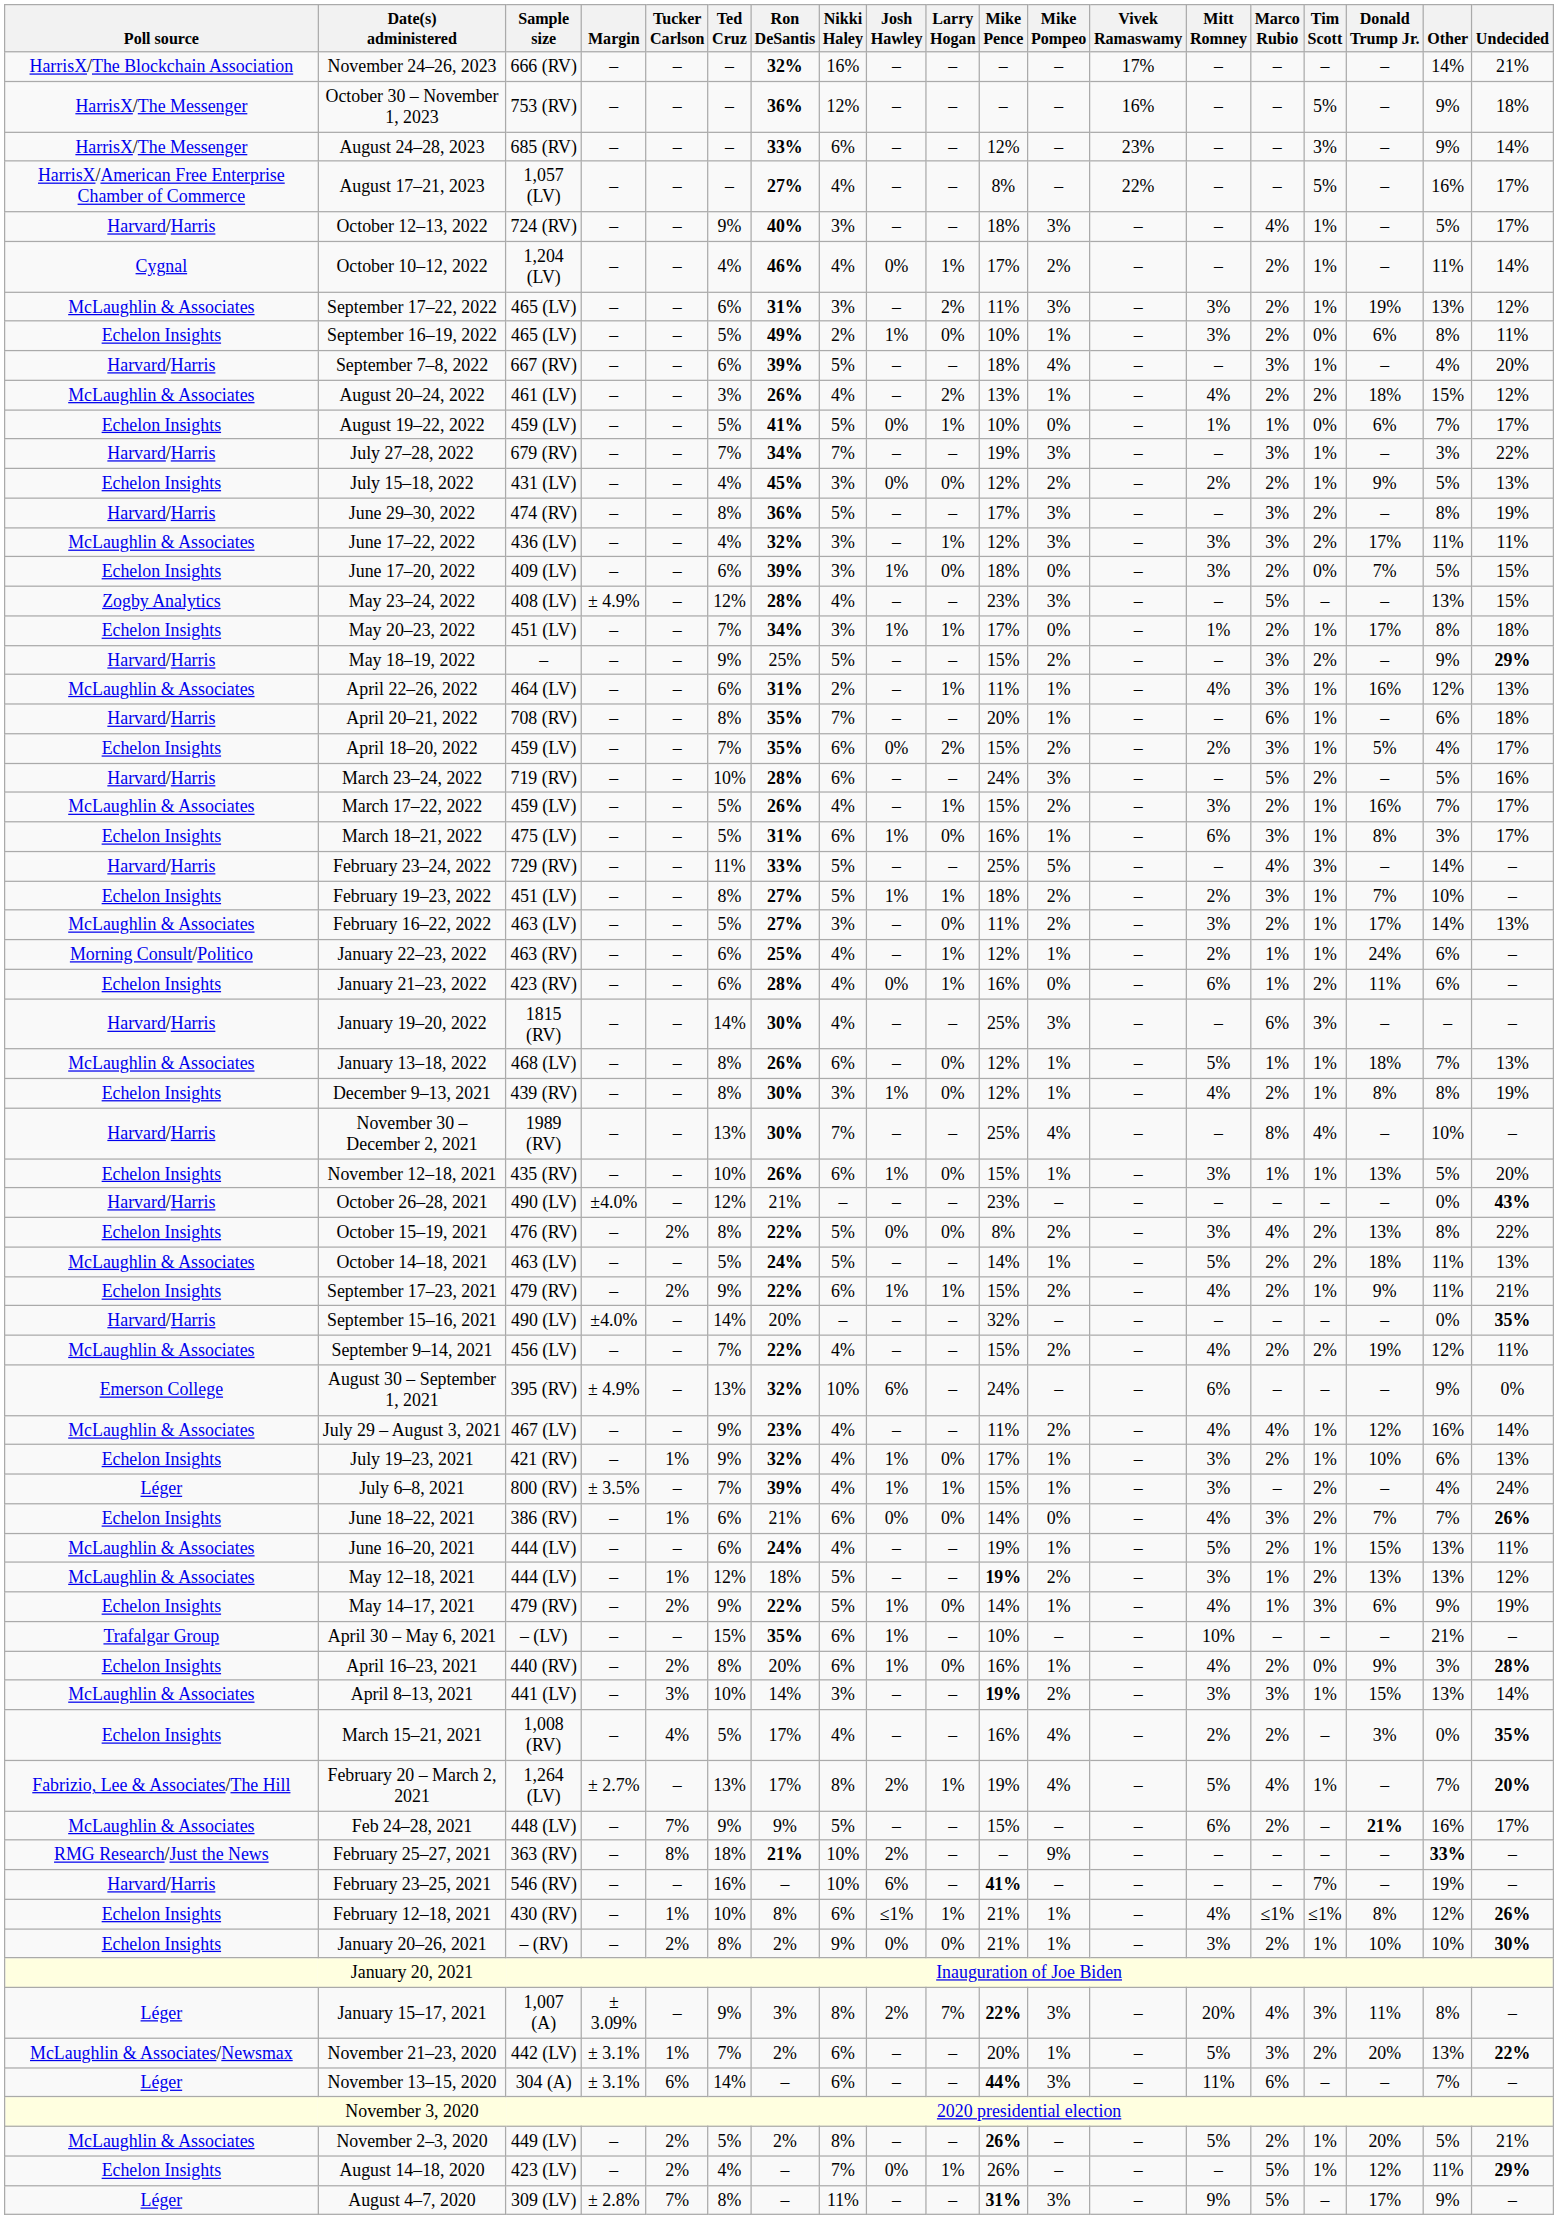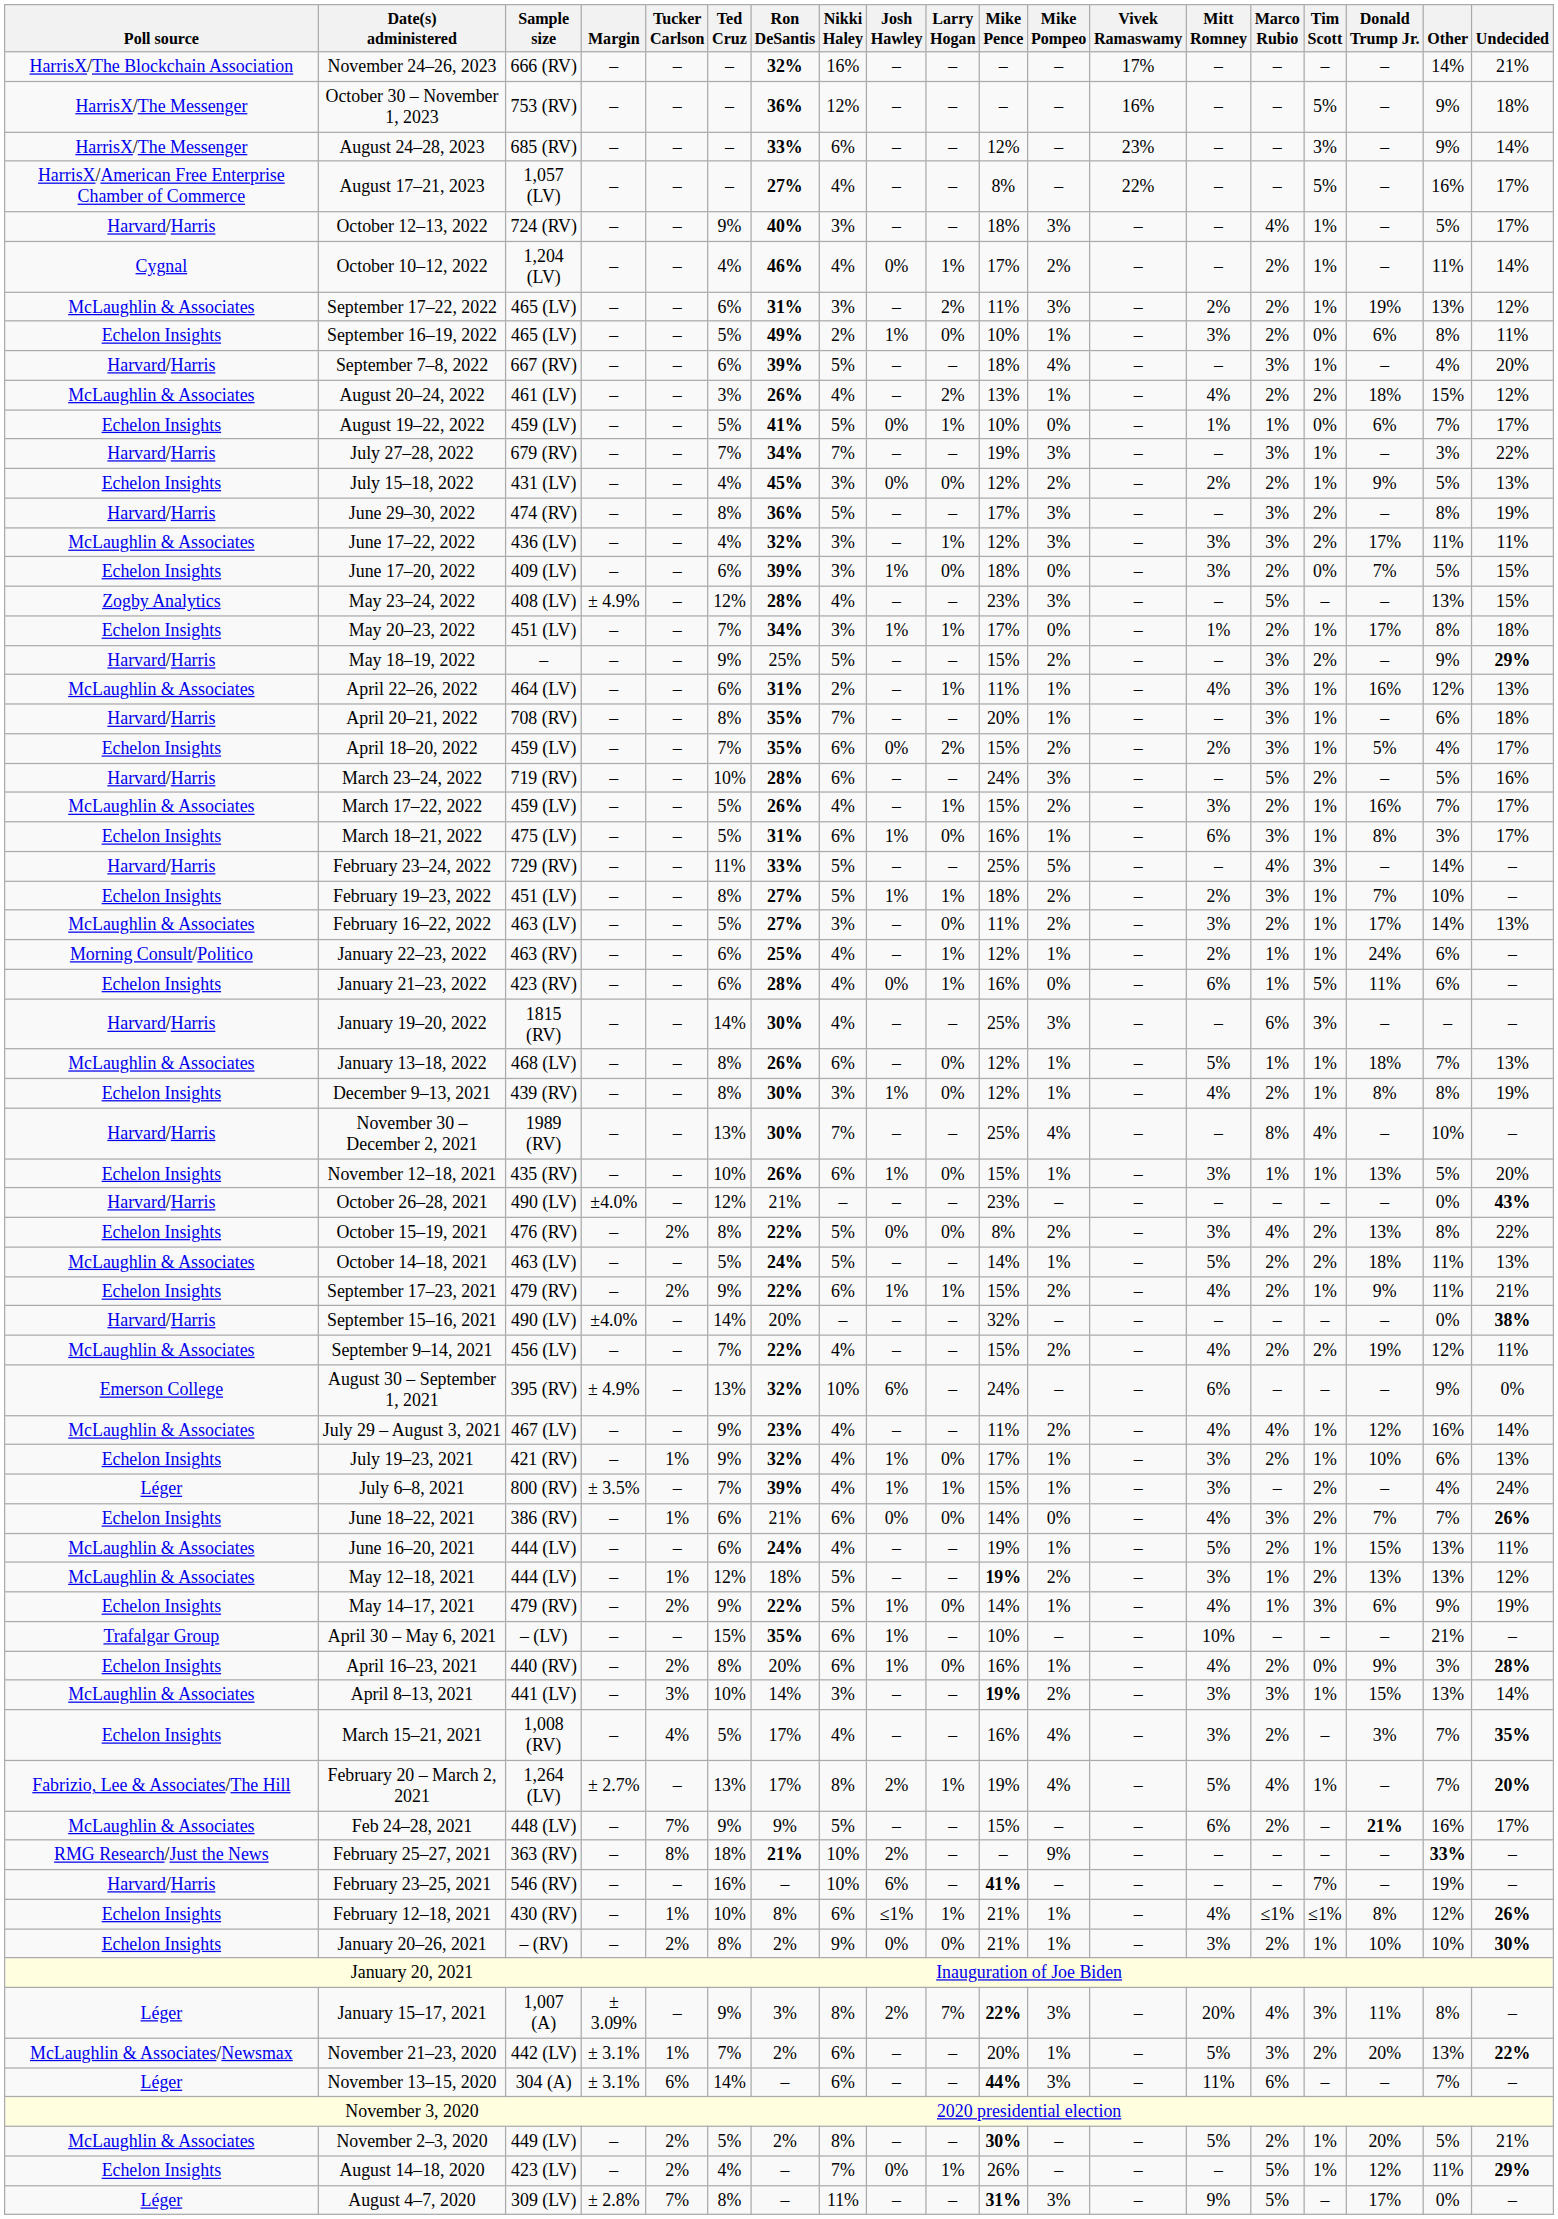(1218, 306) 3% -> (1218, 306) 2%
(1277, 719) 6% -> (1277, 719) 3%
(1325, 984) 2% -> (1325, 984) 5%
(1512, 1320) 35% -> (1512, 1320) 38%
(1218, 1735) 2% -> (1218, 1735) 3%
(1448, 1735) 0% -> (1448, 1735) 7%
(1003, 2141) 26% -> (1003, 2141) 30%
(1448, 2200) 9% -> (1448, 2200) 0%
